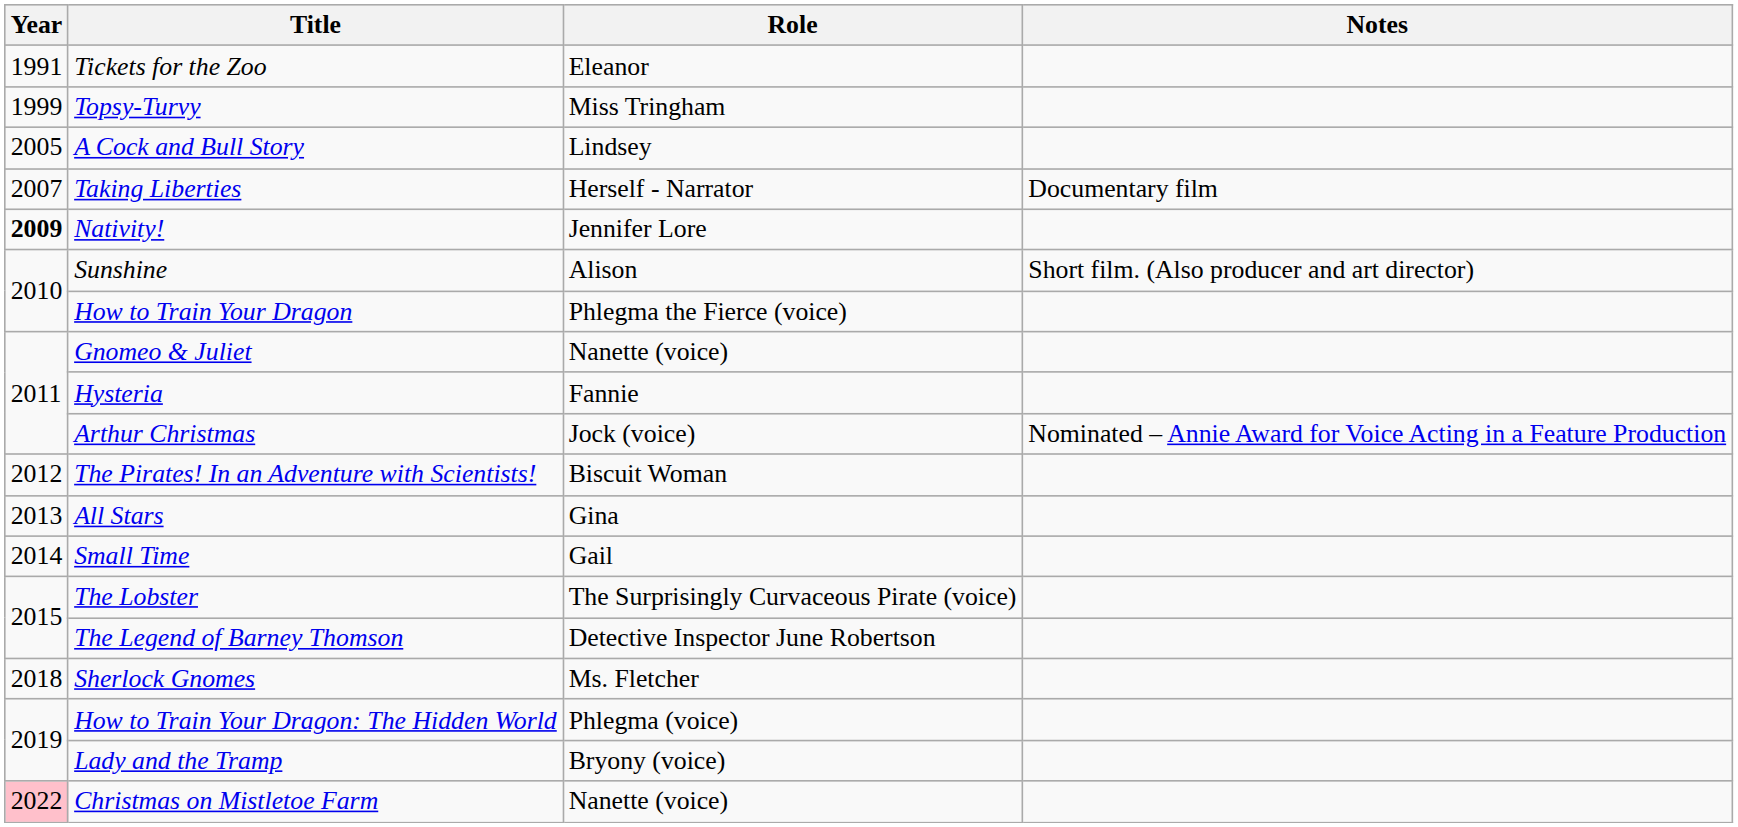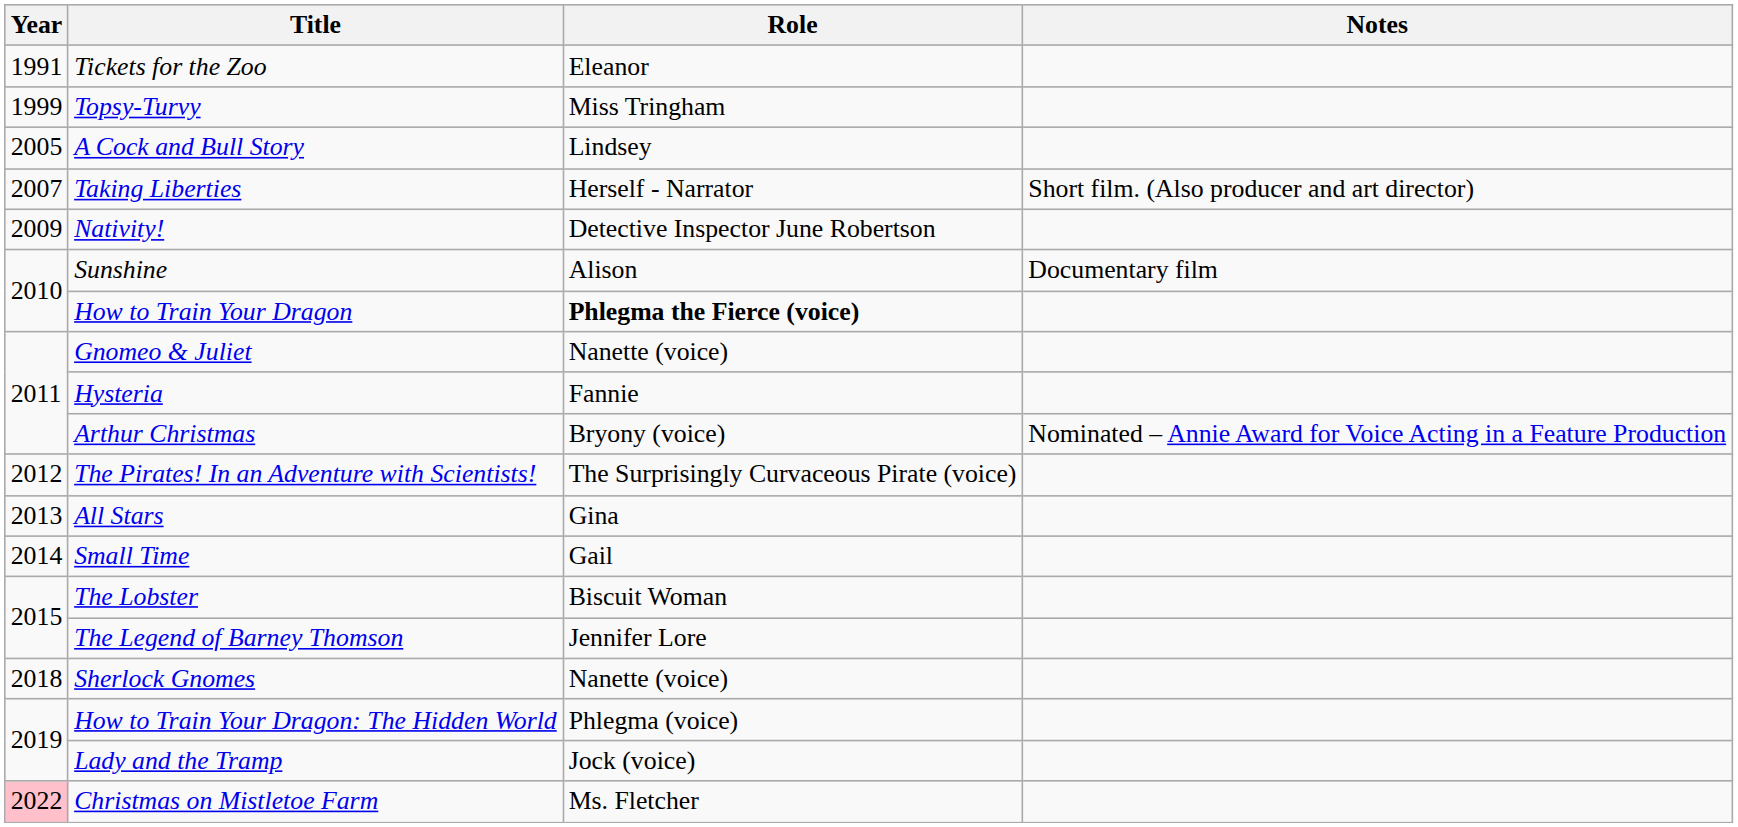(1123, 188) Documentary film -> (1251, 188) Short film. (Also producer and art director)
(37, 229) bold -> (37, 229) normal
(638, 229) Jennifer Lore -> (752, 229) Detective Inspector June Robertson
(1251, 270) Short film. (Also producer and art director) -> (1123, 270) Documentary film
(708, 310) normal -> (714, 310) bold
(632, 433) Jock (voice) -> (647, 433) Bryony (voice)
(648, 474) Biscuit Woman -> (793, 474) The Surprisingly Curvaceous Pirate (voice)
(793, 596) The Surprisingly Curvaceous Pirate (voice) -> (648, 596) Biscuit Woman
(752, 637) Detective Inspector June Robertson -> (638, 637) Jennifer Lore
(634, 678) Ms. Fletcher -> (648, 678) Nanette (voice)
(647, 760) Bryony (voice) -> (632, 760) Jock (voice)
(648, 801) Nanette (voice) -> (634, 801) Ms. Fletcher
